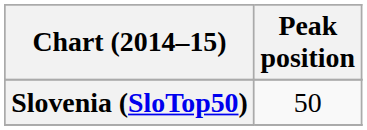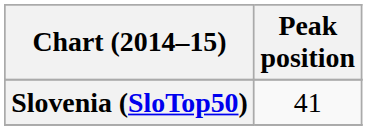(308, 102) 50 -> (308, 102) 41
